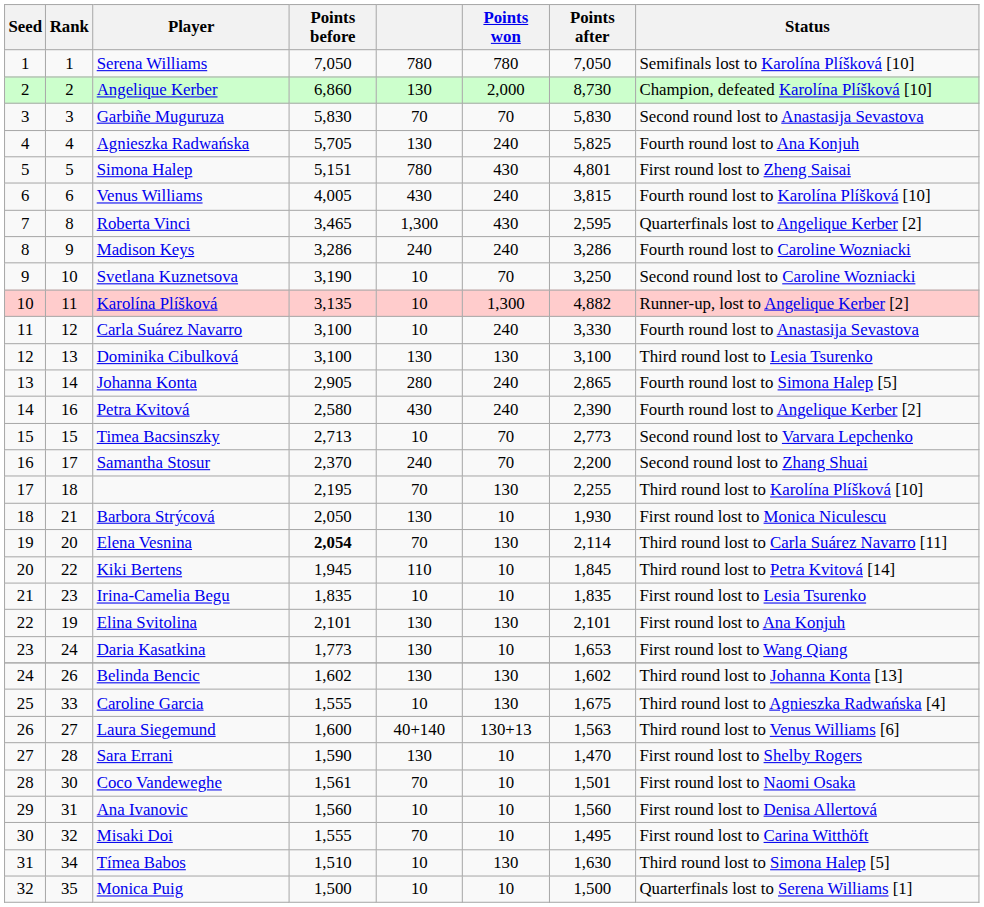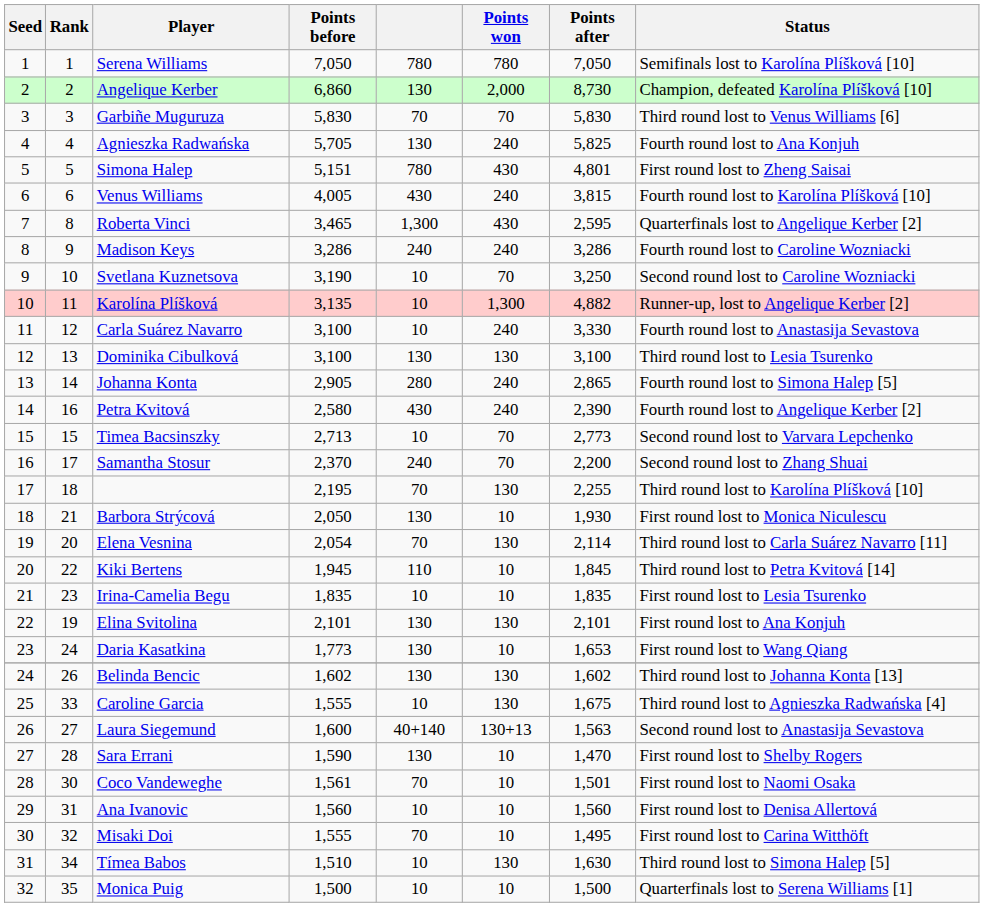(782, 116) Second round lost to Anastasija Sevastova -> (769, 116) Third round lost to Venus Williams [6]
(333, 542) bold -> (333, 542) normal
(769, 729) Third round lost to Venus Williams [6] -> (782, 729) Second round lost to Anastasija Sevastova
